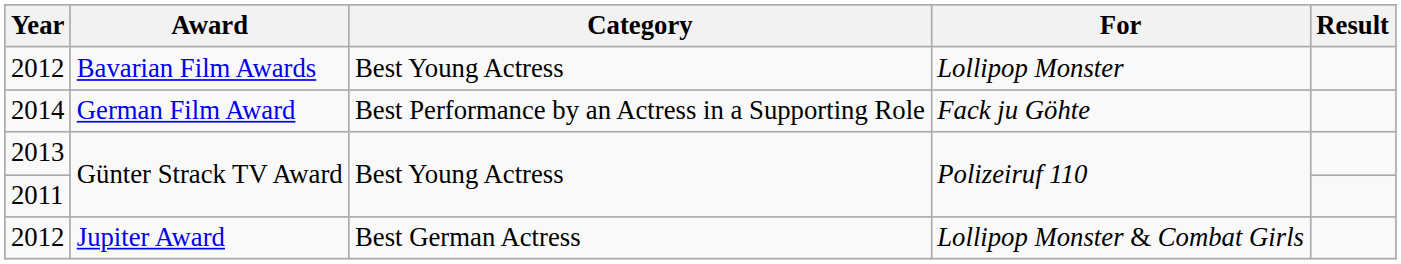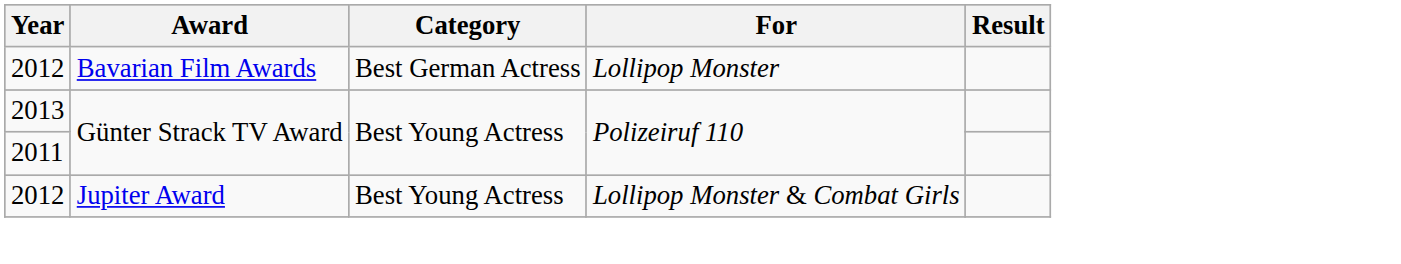(459, 68) Best Young Actress -> (468, 68) Best German Actress
- row: (38, 110)
(468, 237) Best German Actress -> (459, 195) Best Young Actress
